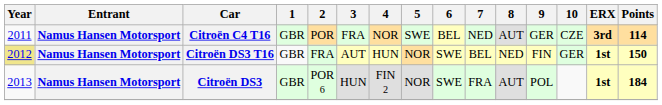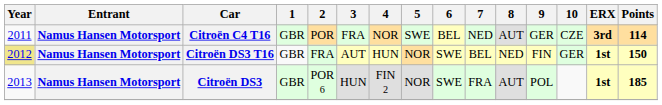(638, 82) 184 -> (638, 82) 185
